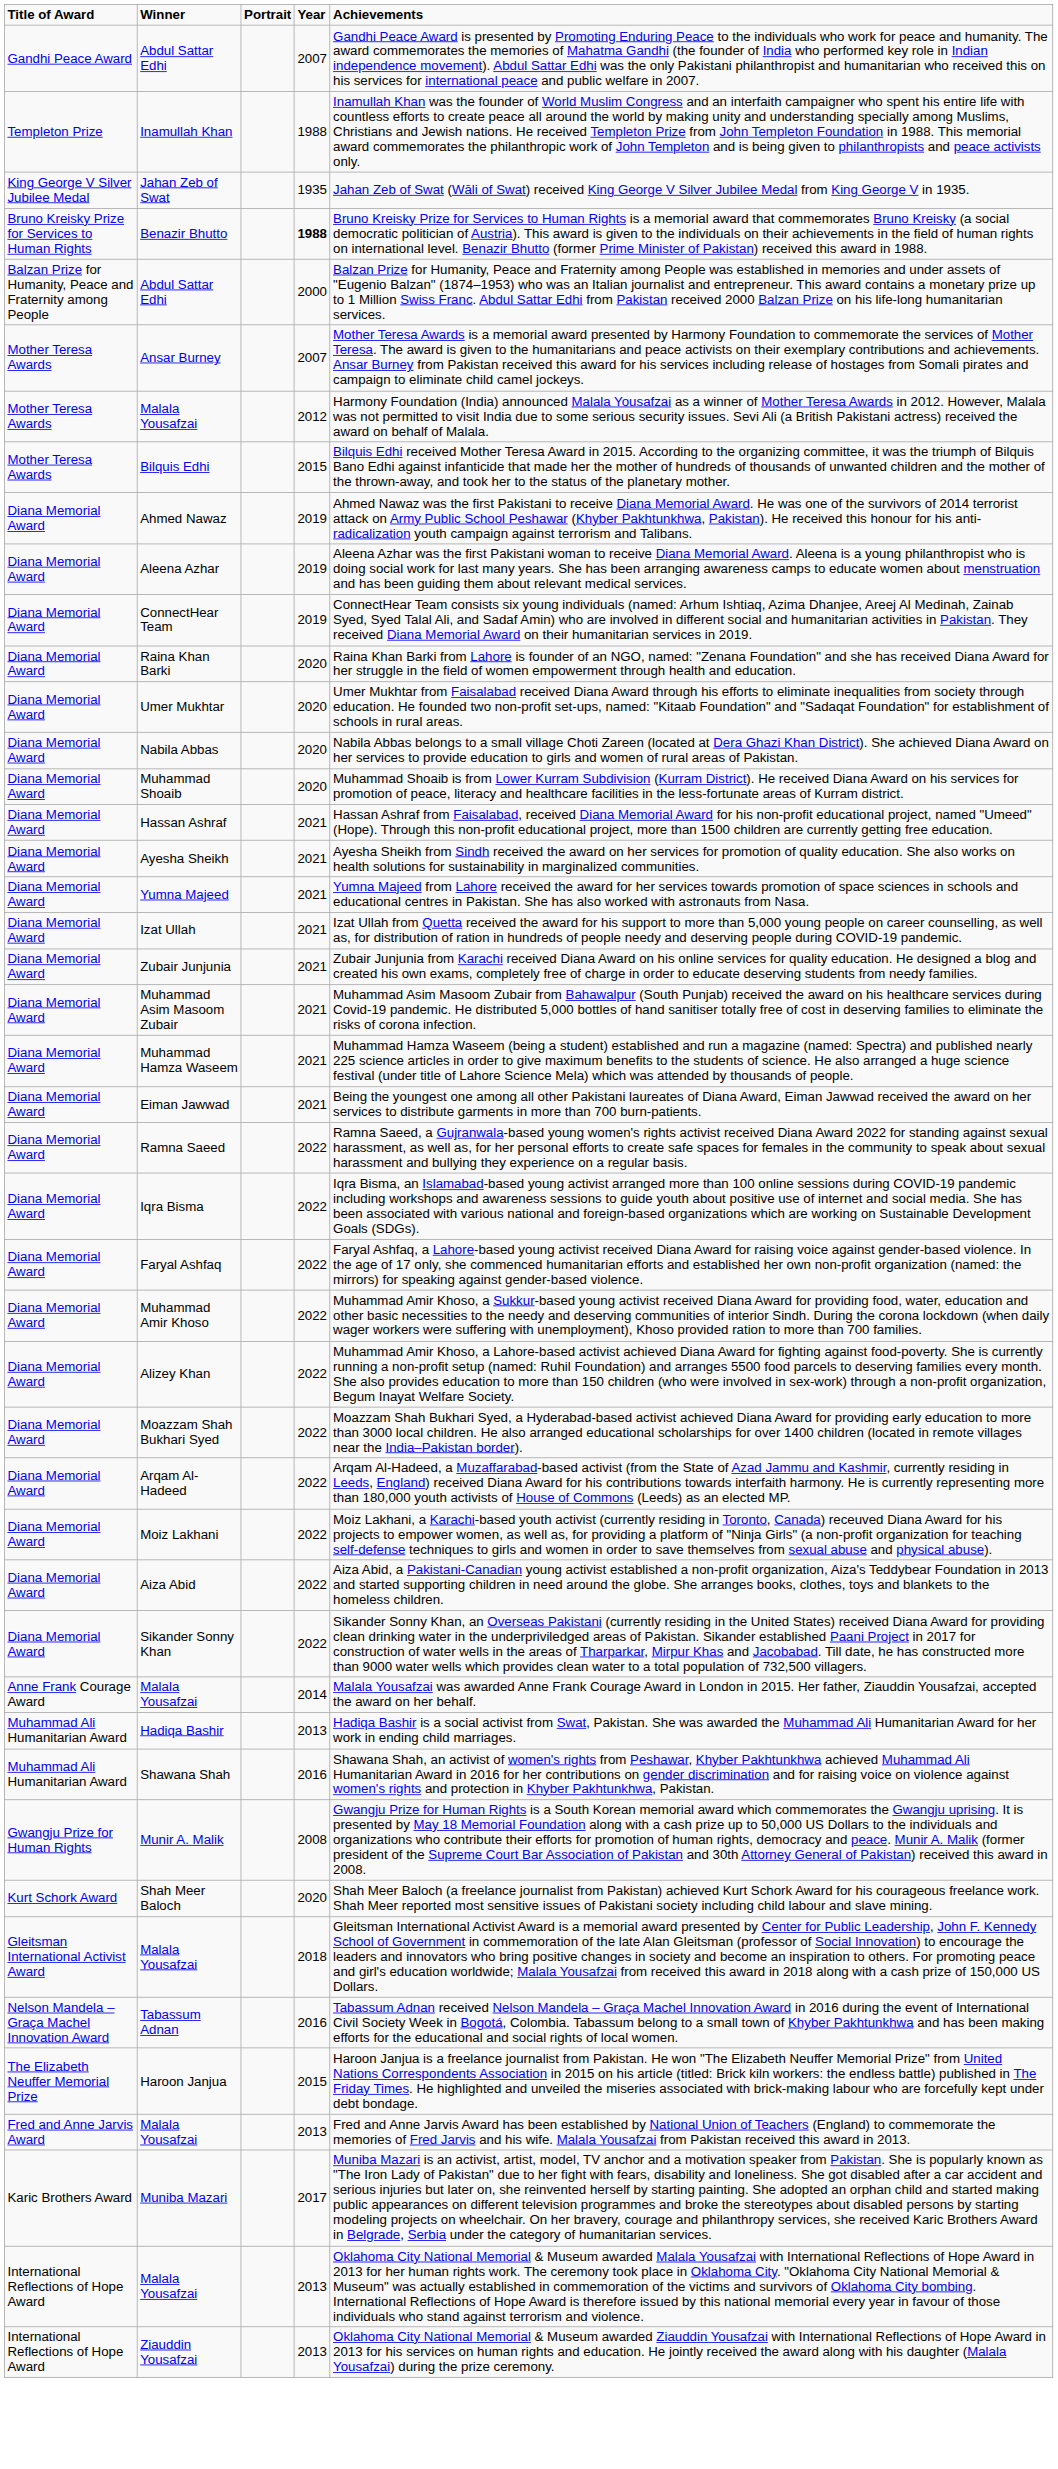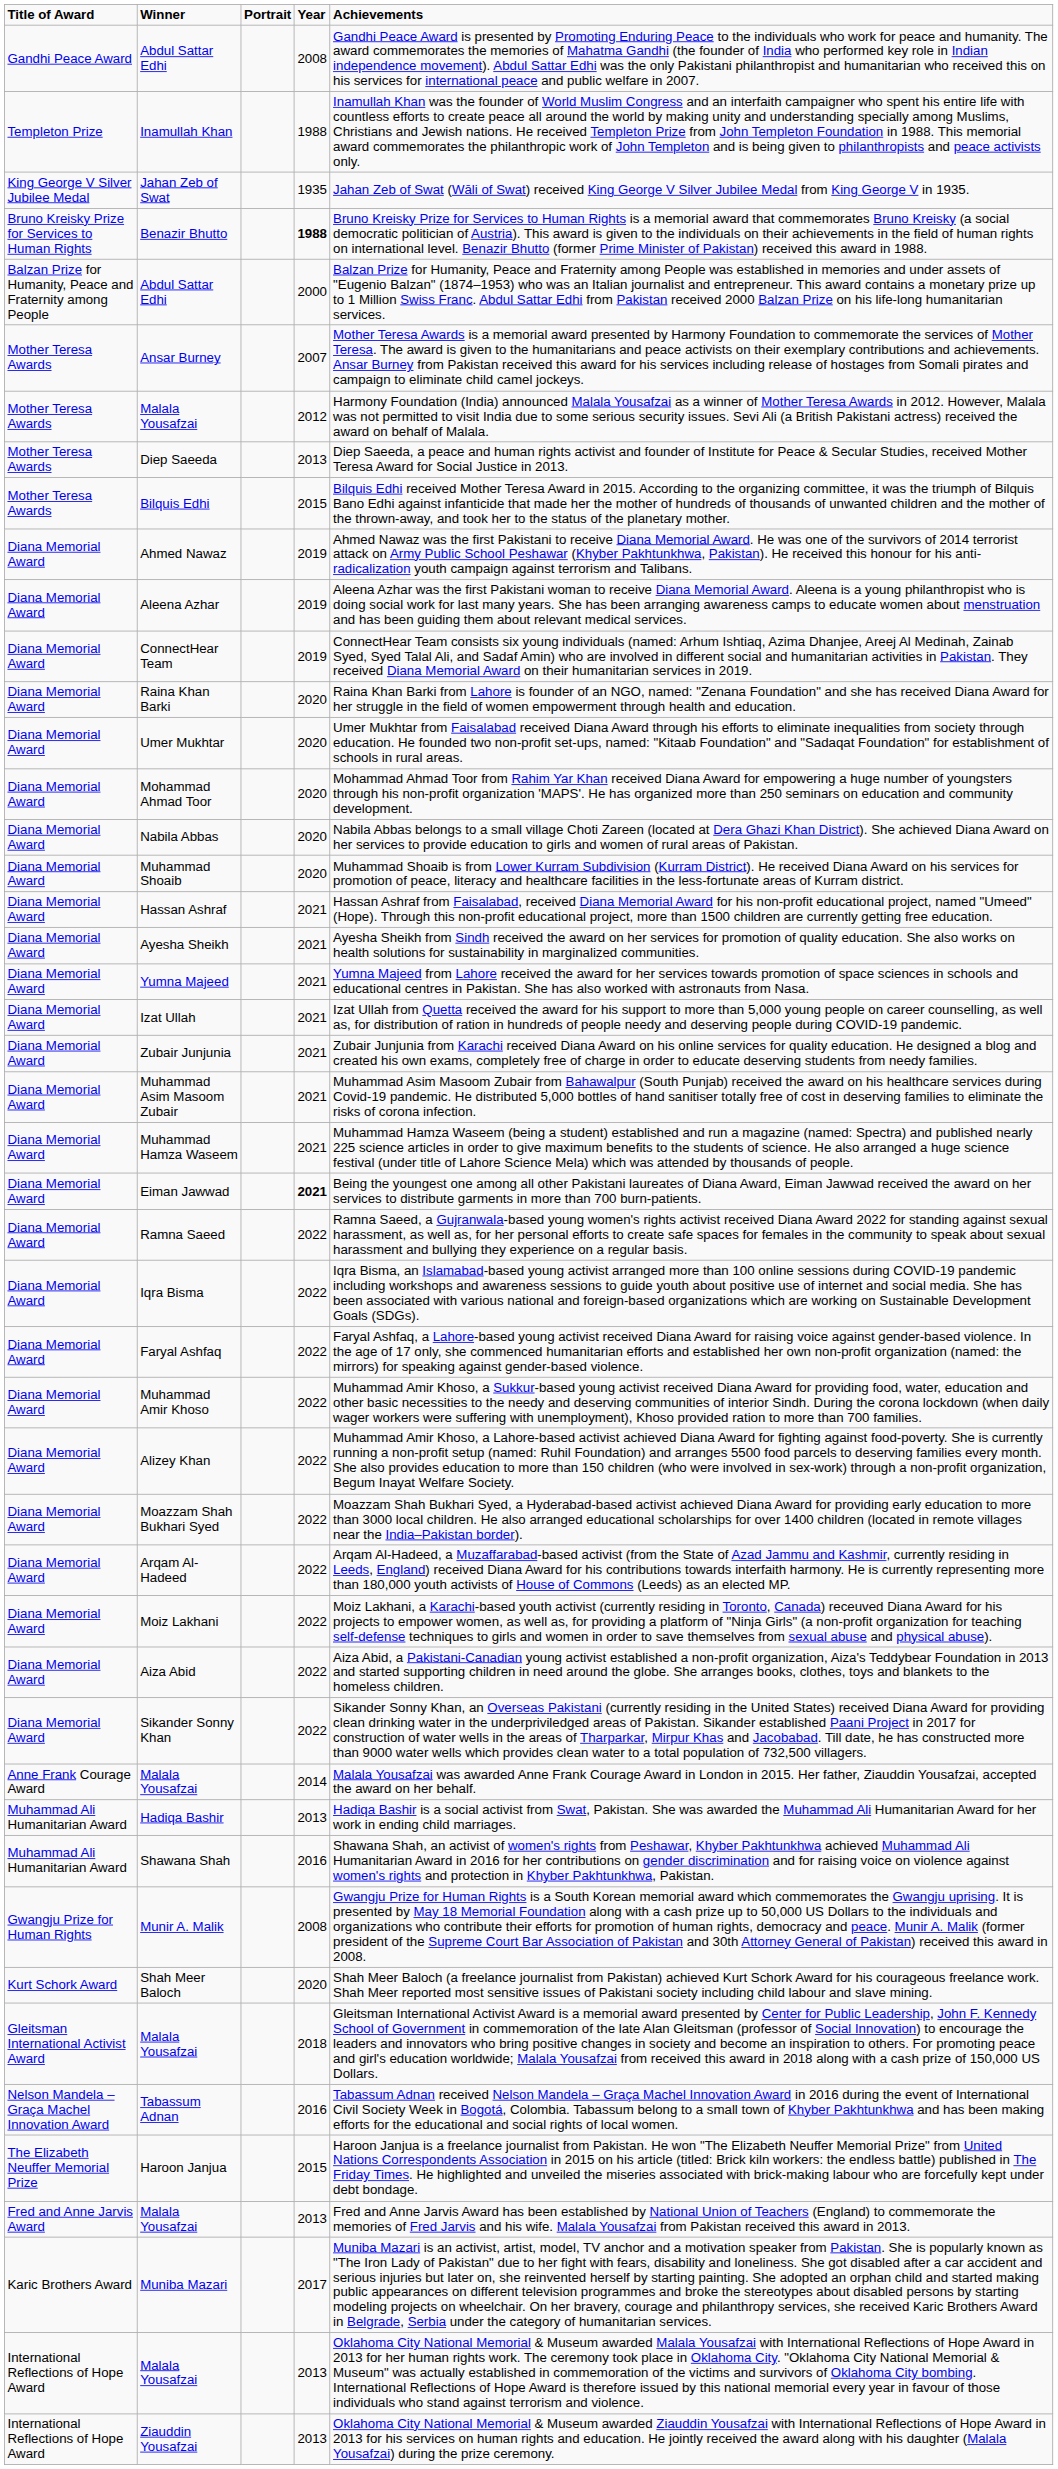(312, 58) 2007 -> (312, 58) 2008
+ row: (50, 459)
+ row: (54, 794)
(312, 1104) normal -> (312, 1191) bold
